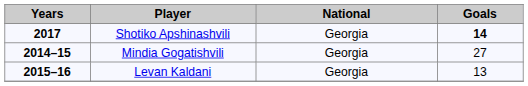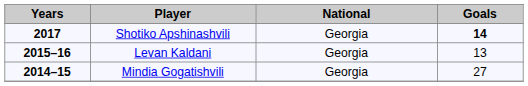rows swapped: (173, 72) <-> (173, 52)
